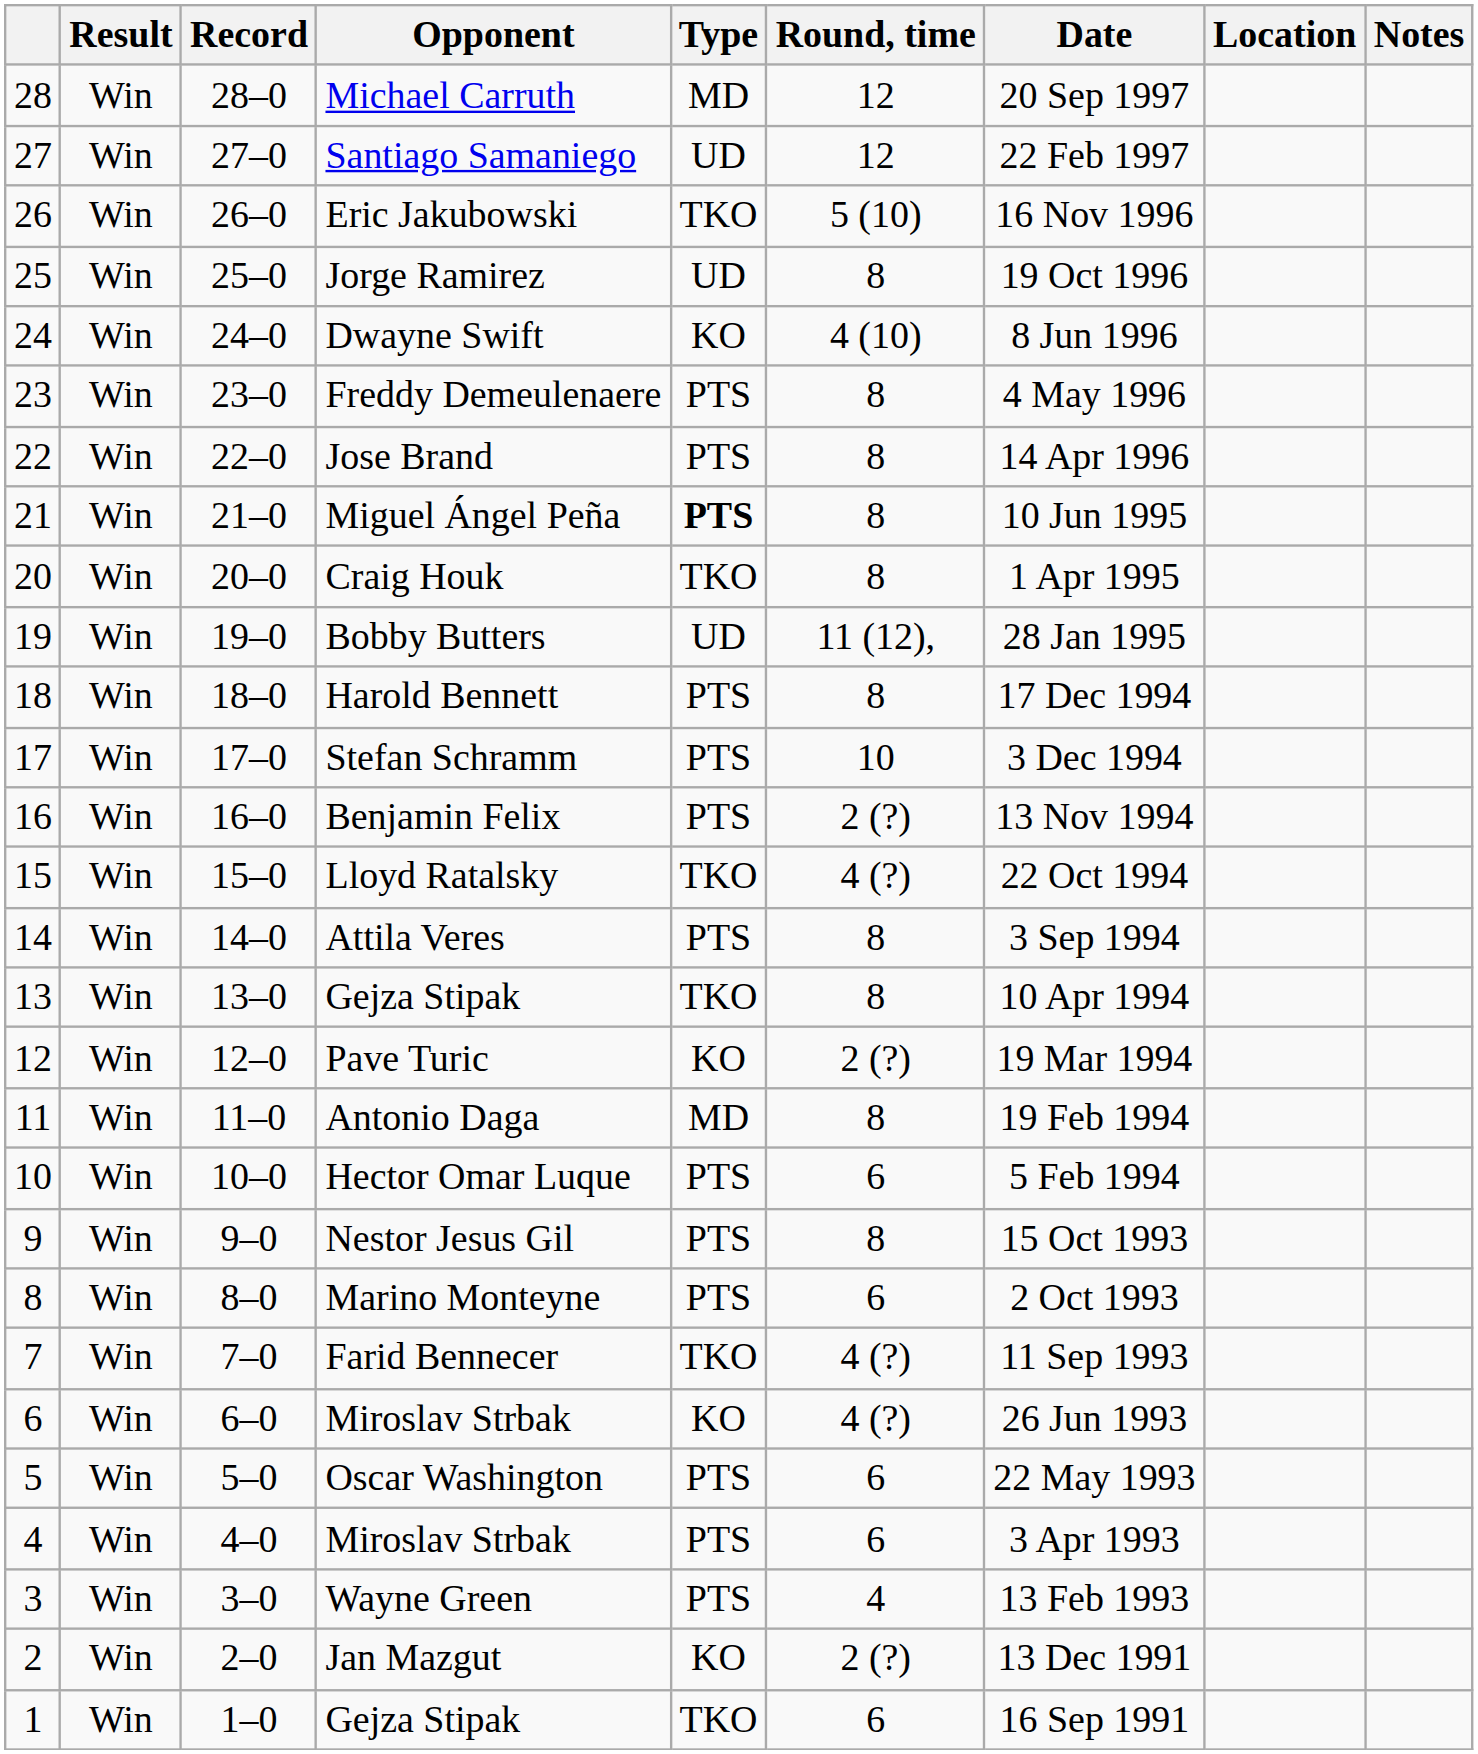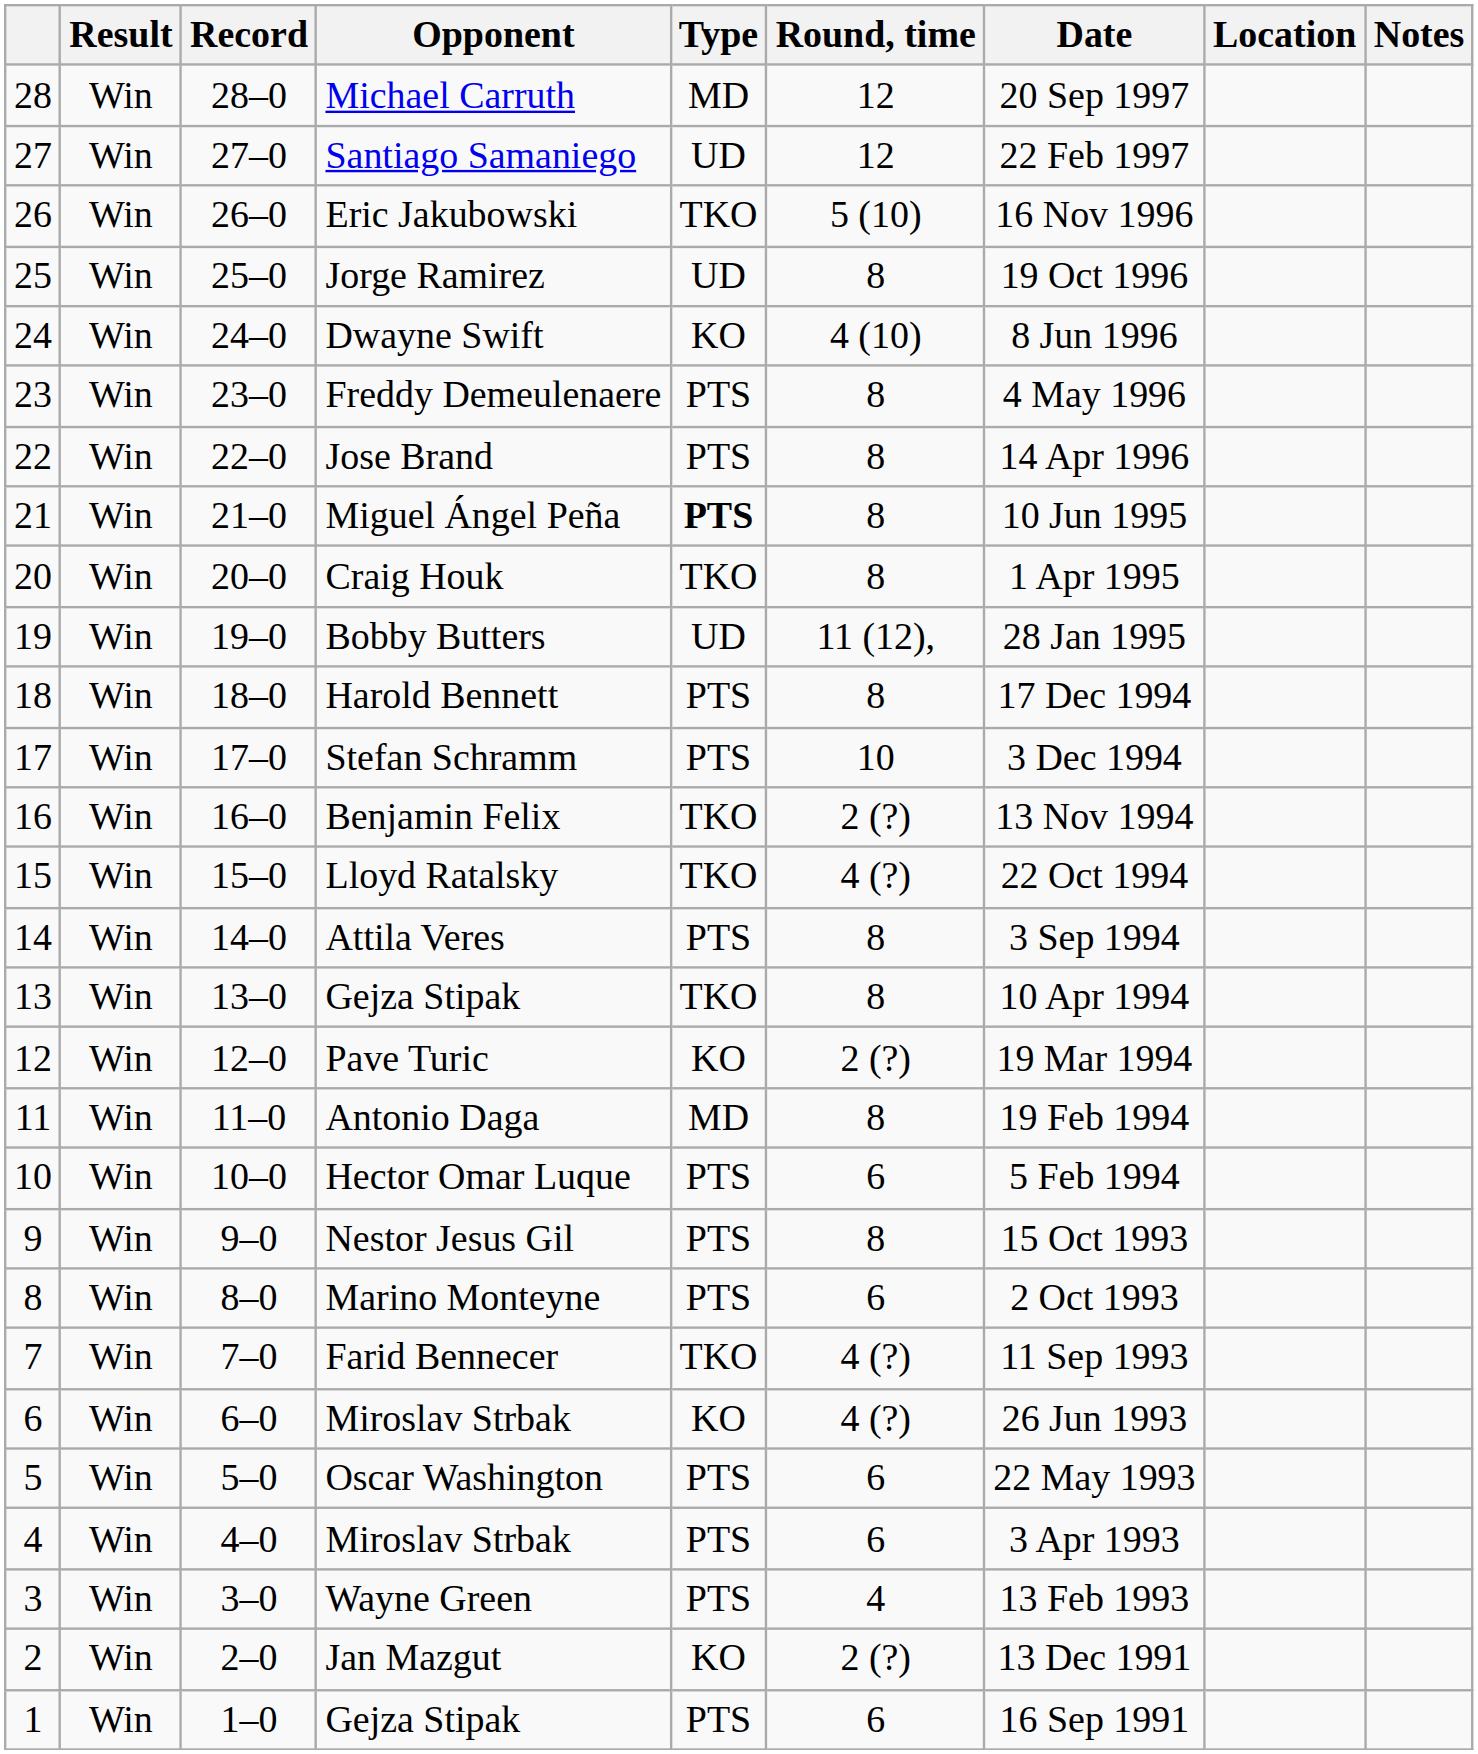(718, 816) PTS -> (718, 816) TKO
(718, 1718) TKO -> (718, 1718) PTS
